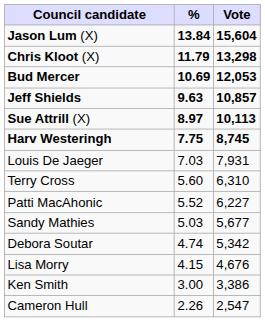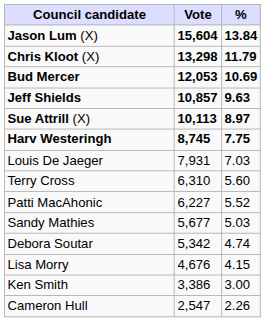columns swapped: (237, 14) <-> (194, 14)
